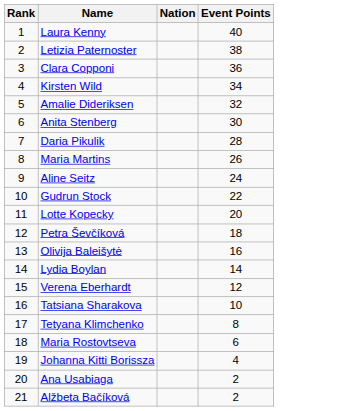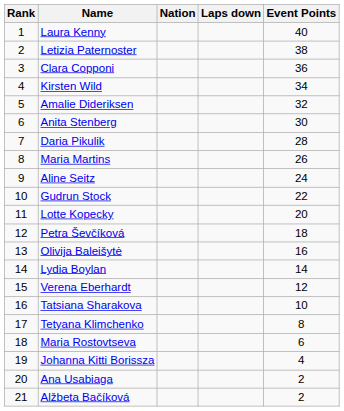+ column: (231, 13)
